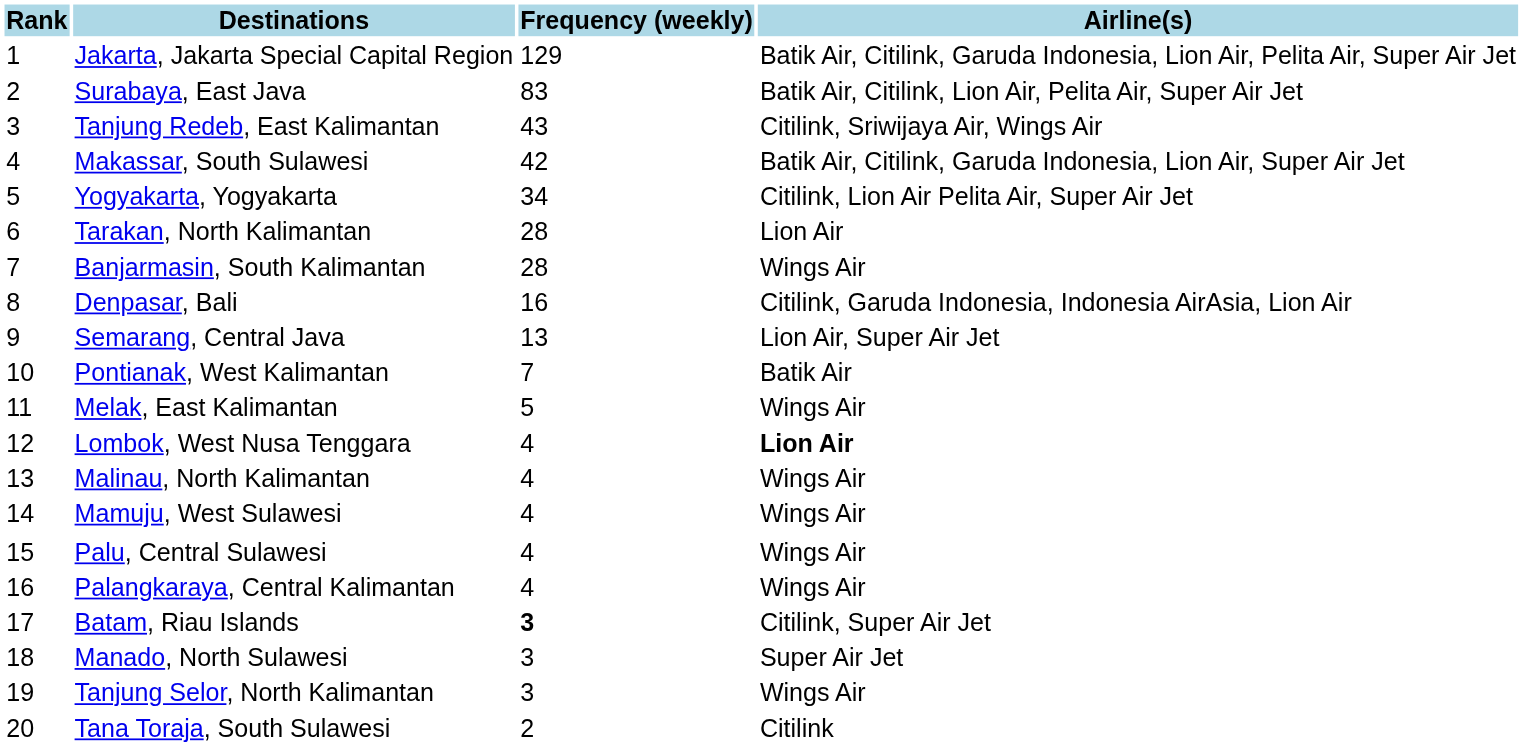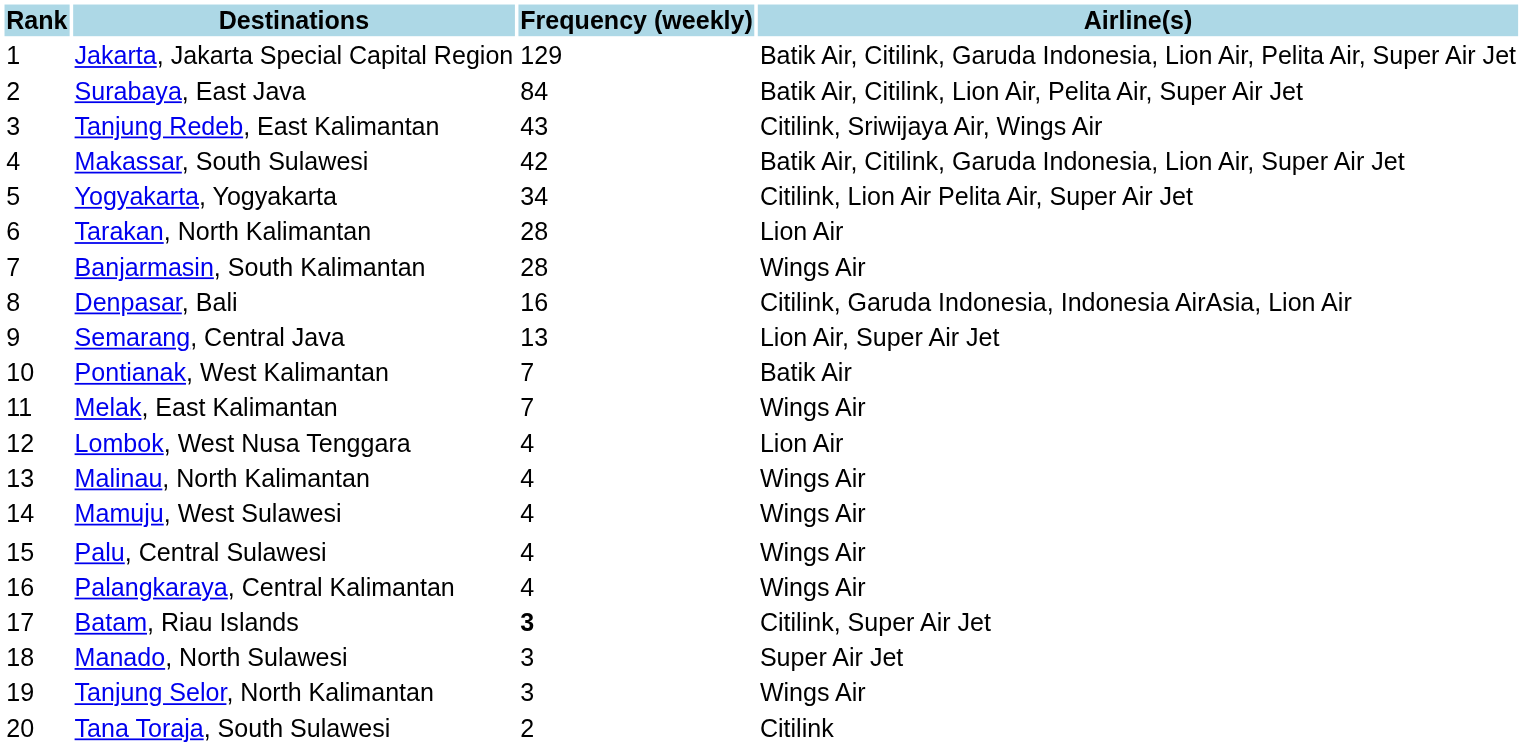(534, 91) 83 -> (534, 91) 84
(527, 408) 5 -> (527, 408) 7
(807, 443) bold -> (802, 443) normal
